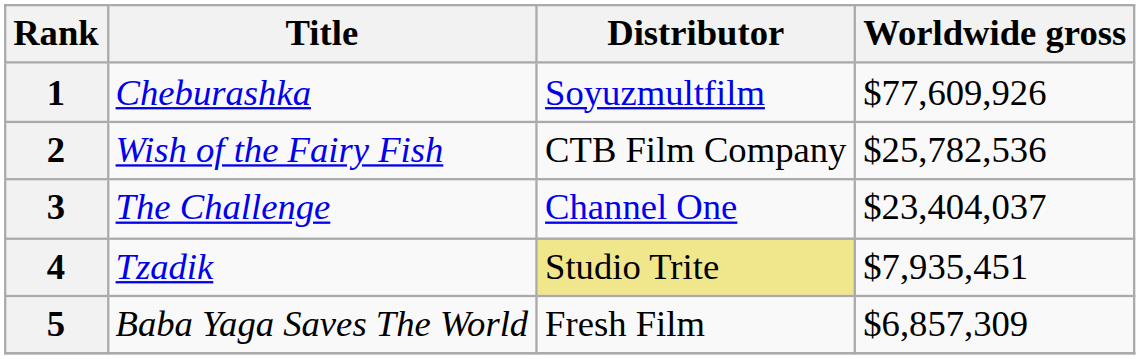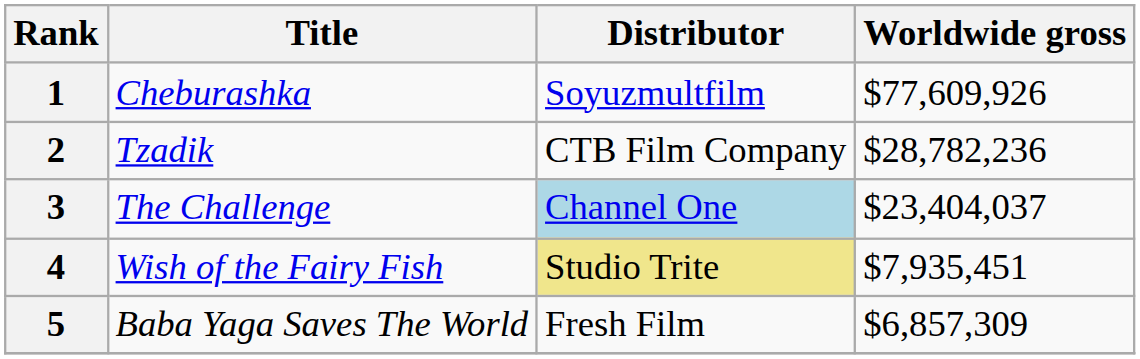(279, 149) Wish of the Fairy Fish -> (164, 149) Tzadik
(955, 149) $25,782,536 -> (955, 149) $28,782,236
(641, 207) no background -> (641, 207) lightblue background
(164, 265) Tzadik -> (279, 265) Wish of the Fairy Fish
